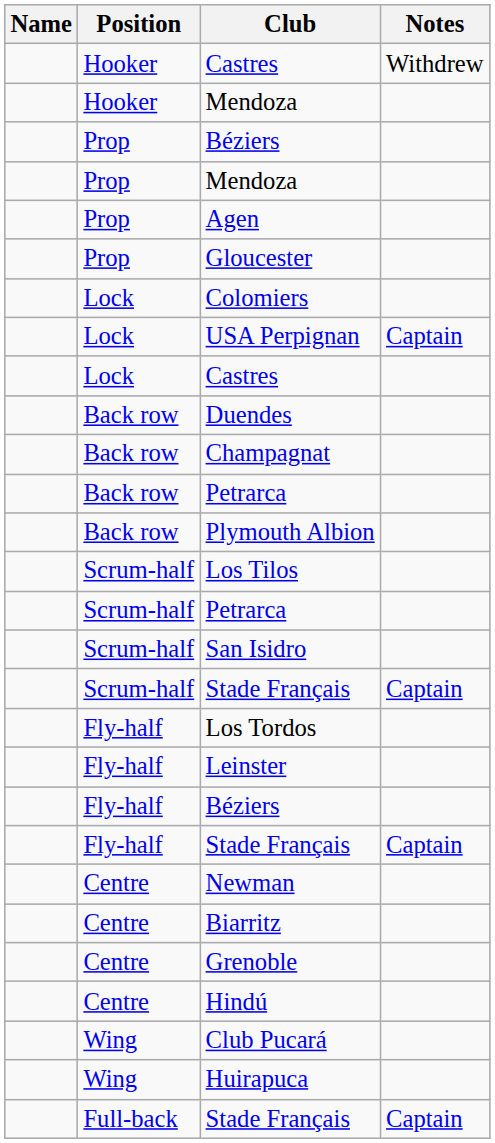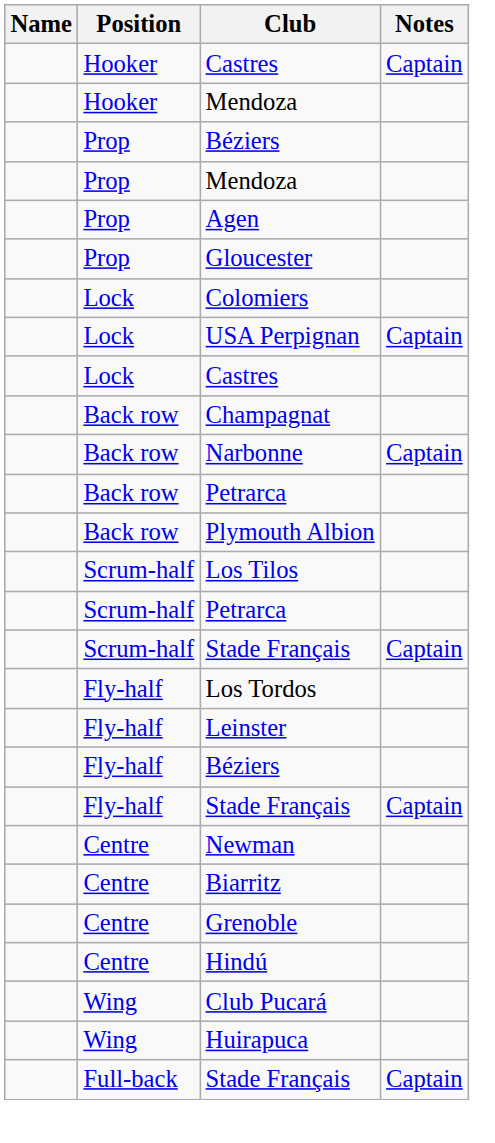(435, 63) Withdrew -> (424, 63) Captain
- row: (131, 414)
+ row: (131, 453)
- row: (139, 649)
